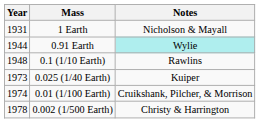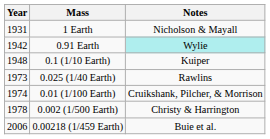(17, 45) 1944 -> (17, 45) 1942
(185, 61) Rawlins -> (195, 61) Kuiper
(185, 77) Kuiper -> (195, 77) Rawlins
+ row: (78, 126)
